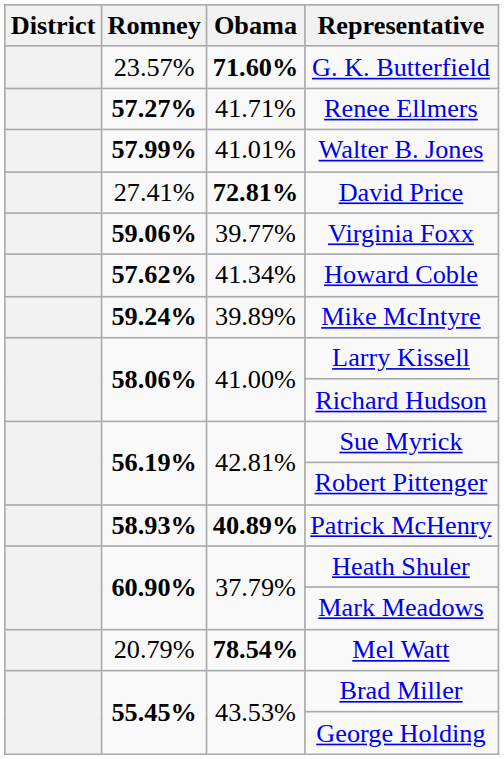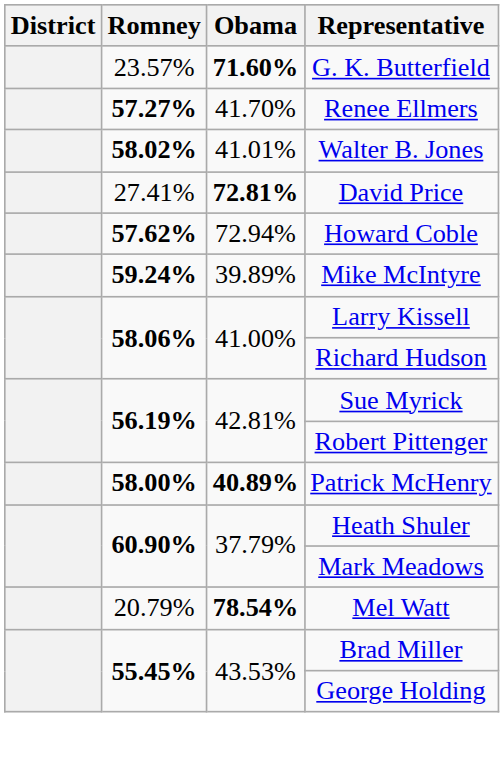(255, 108) 41.71% -> (255, 108) 41.70%
(154, 150) 57.99% -> (154, 150) 58.02%
- row: (401, 233)
(255, 274) 41.34% -> (255, 233) 72.94%
(154, 524) 58.93% -> (154, 483) 58.00%
